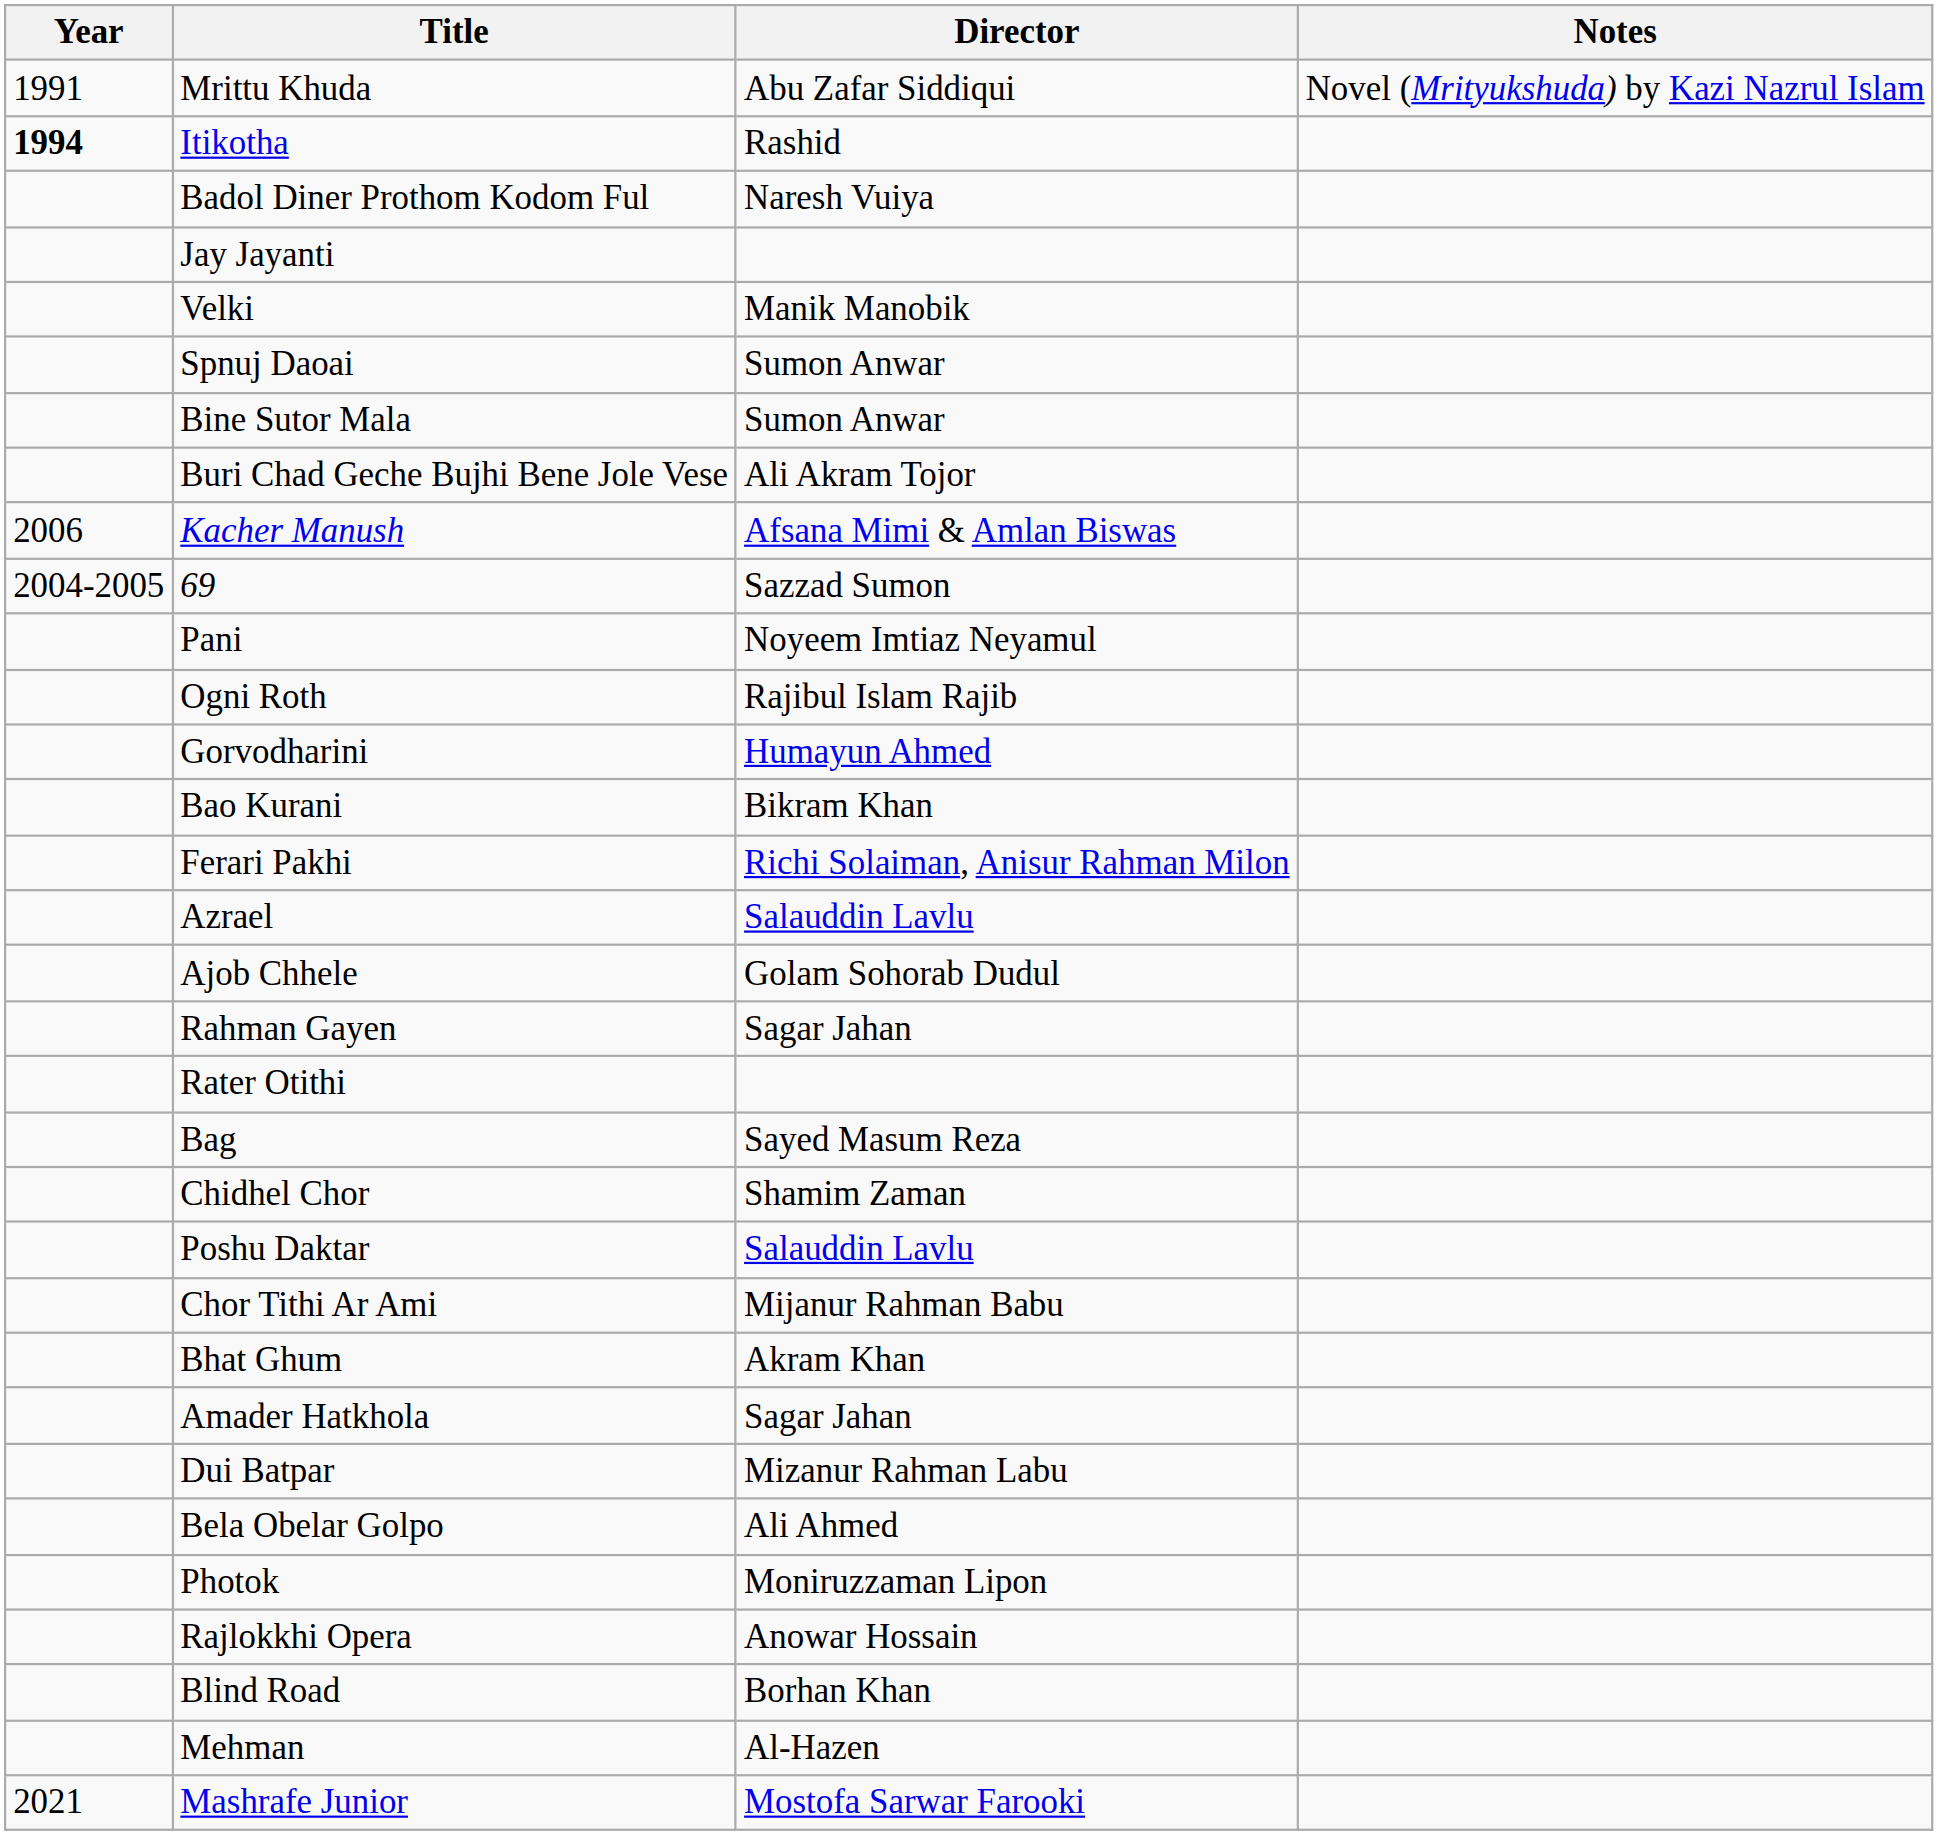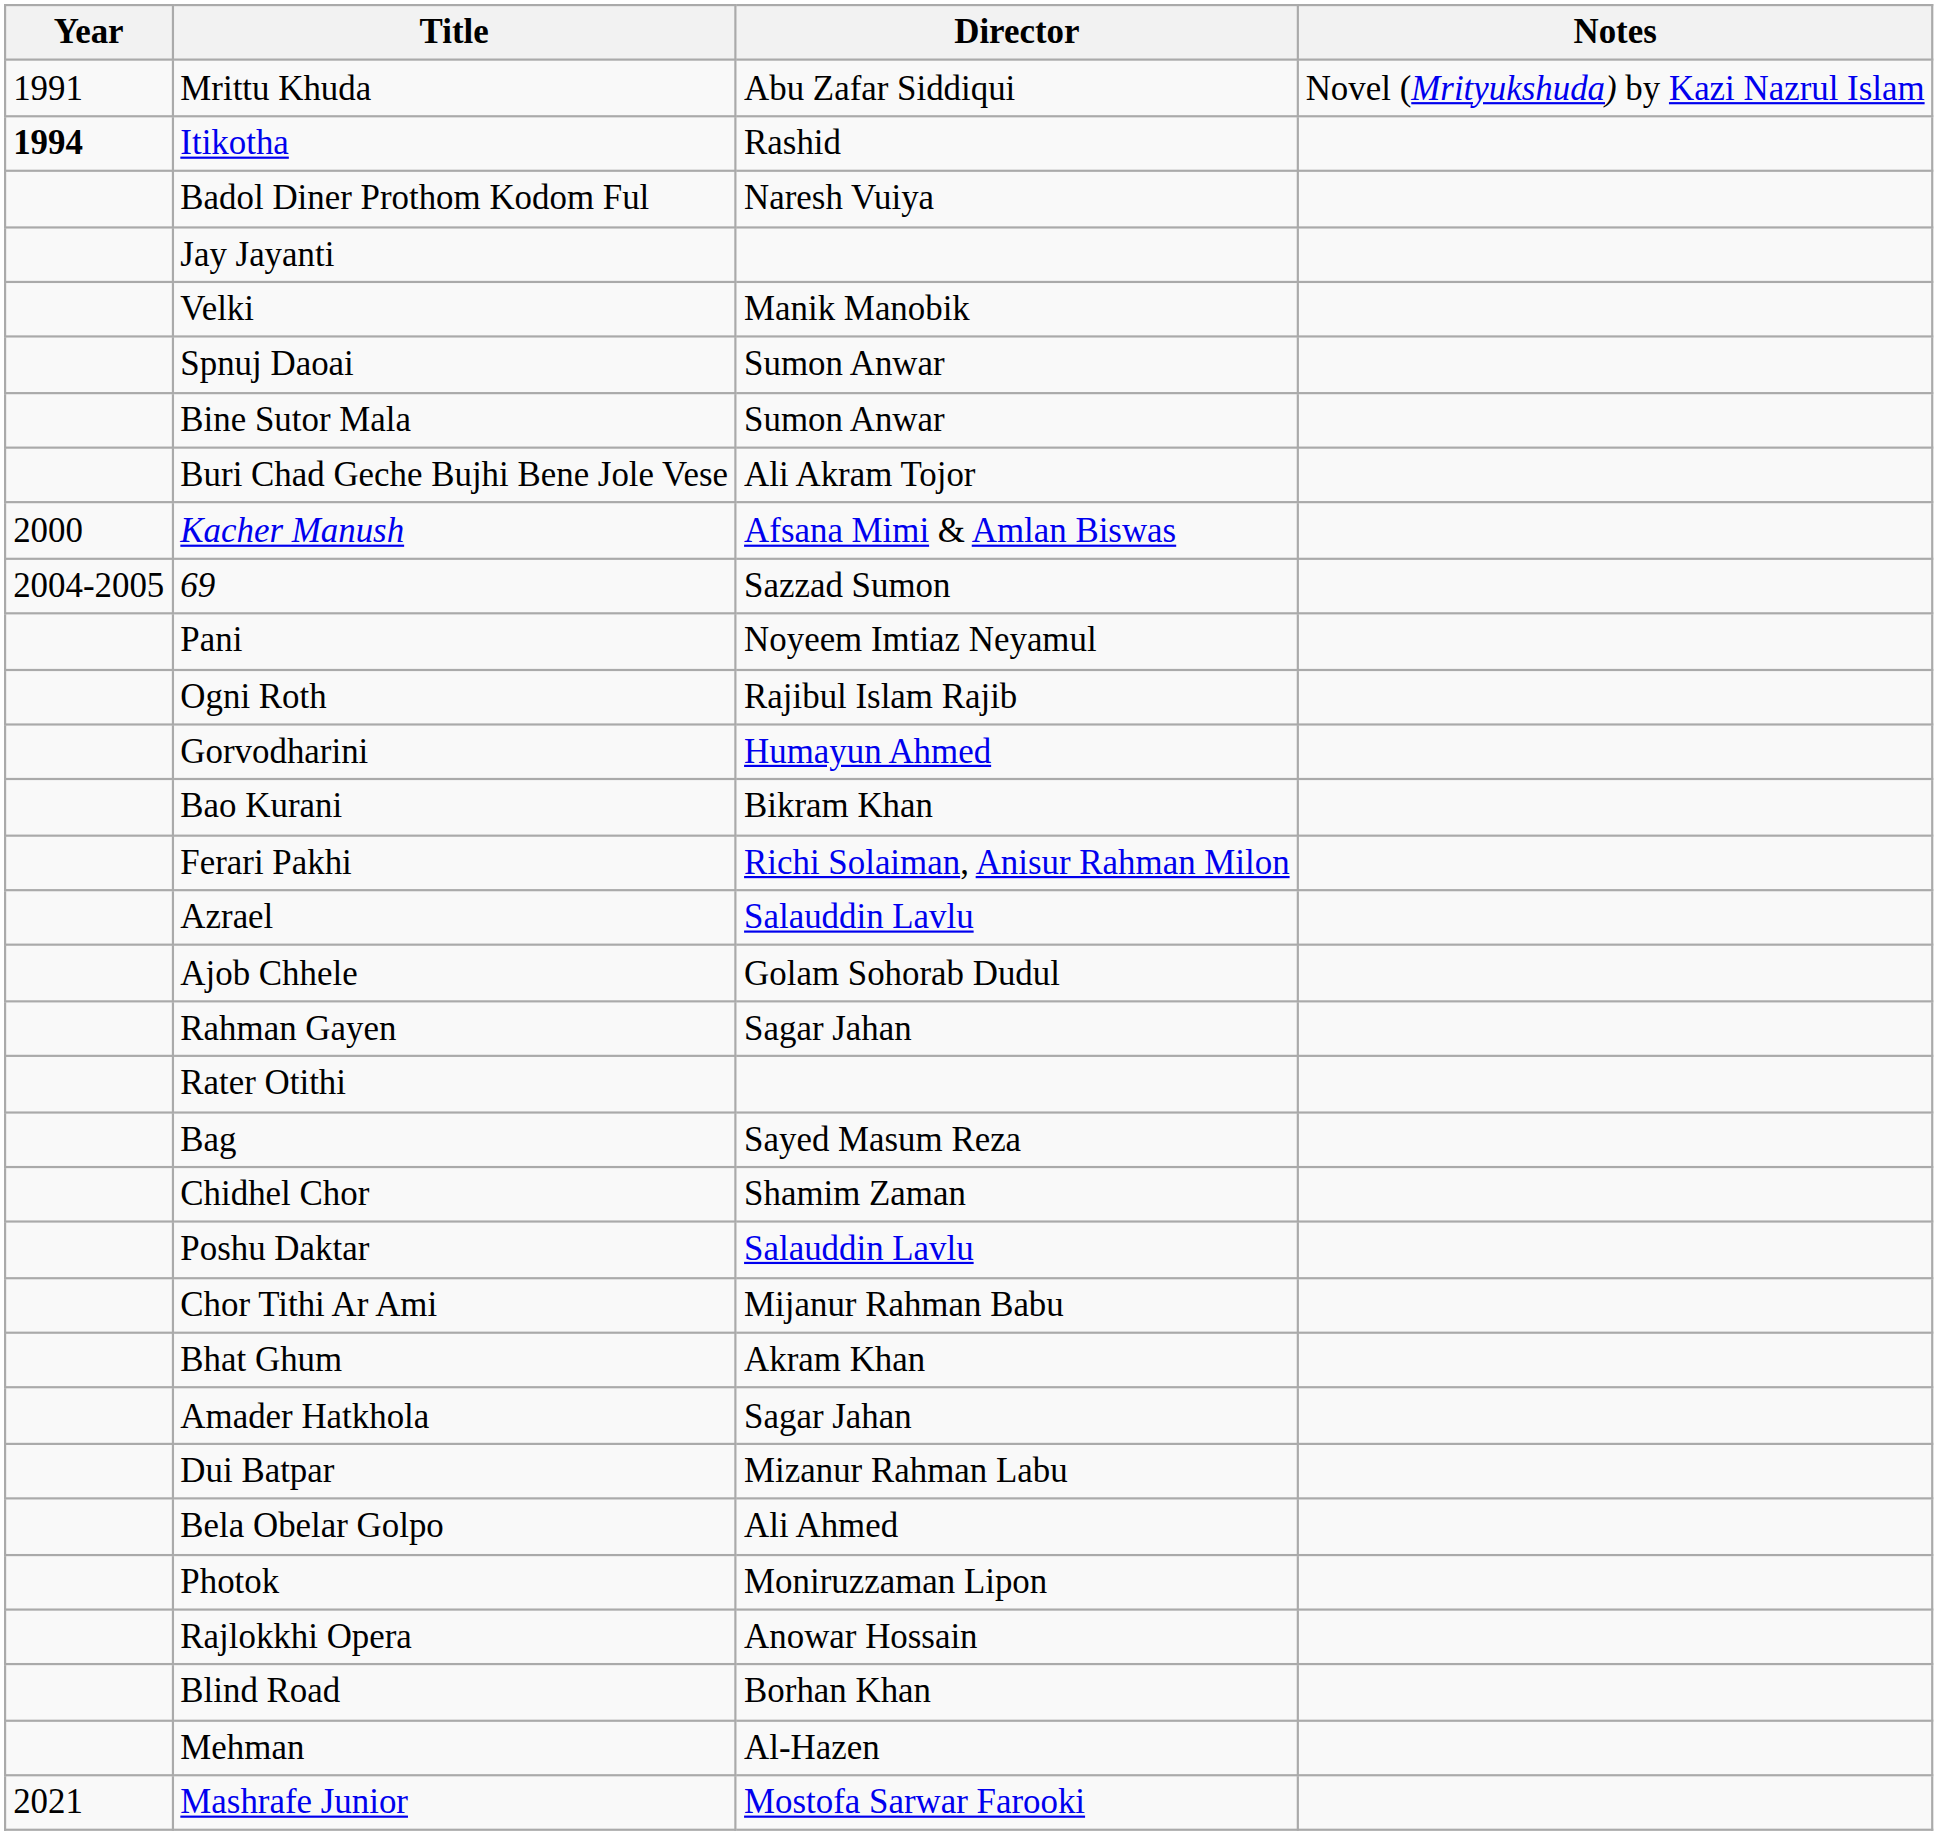(48, 530) 2006 -> (48, 530) 2000
